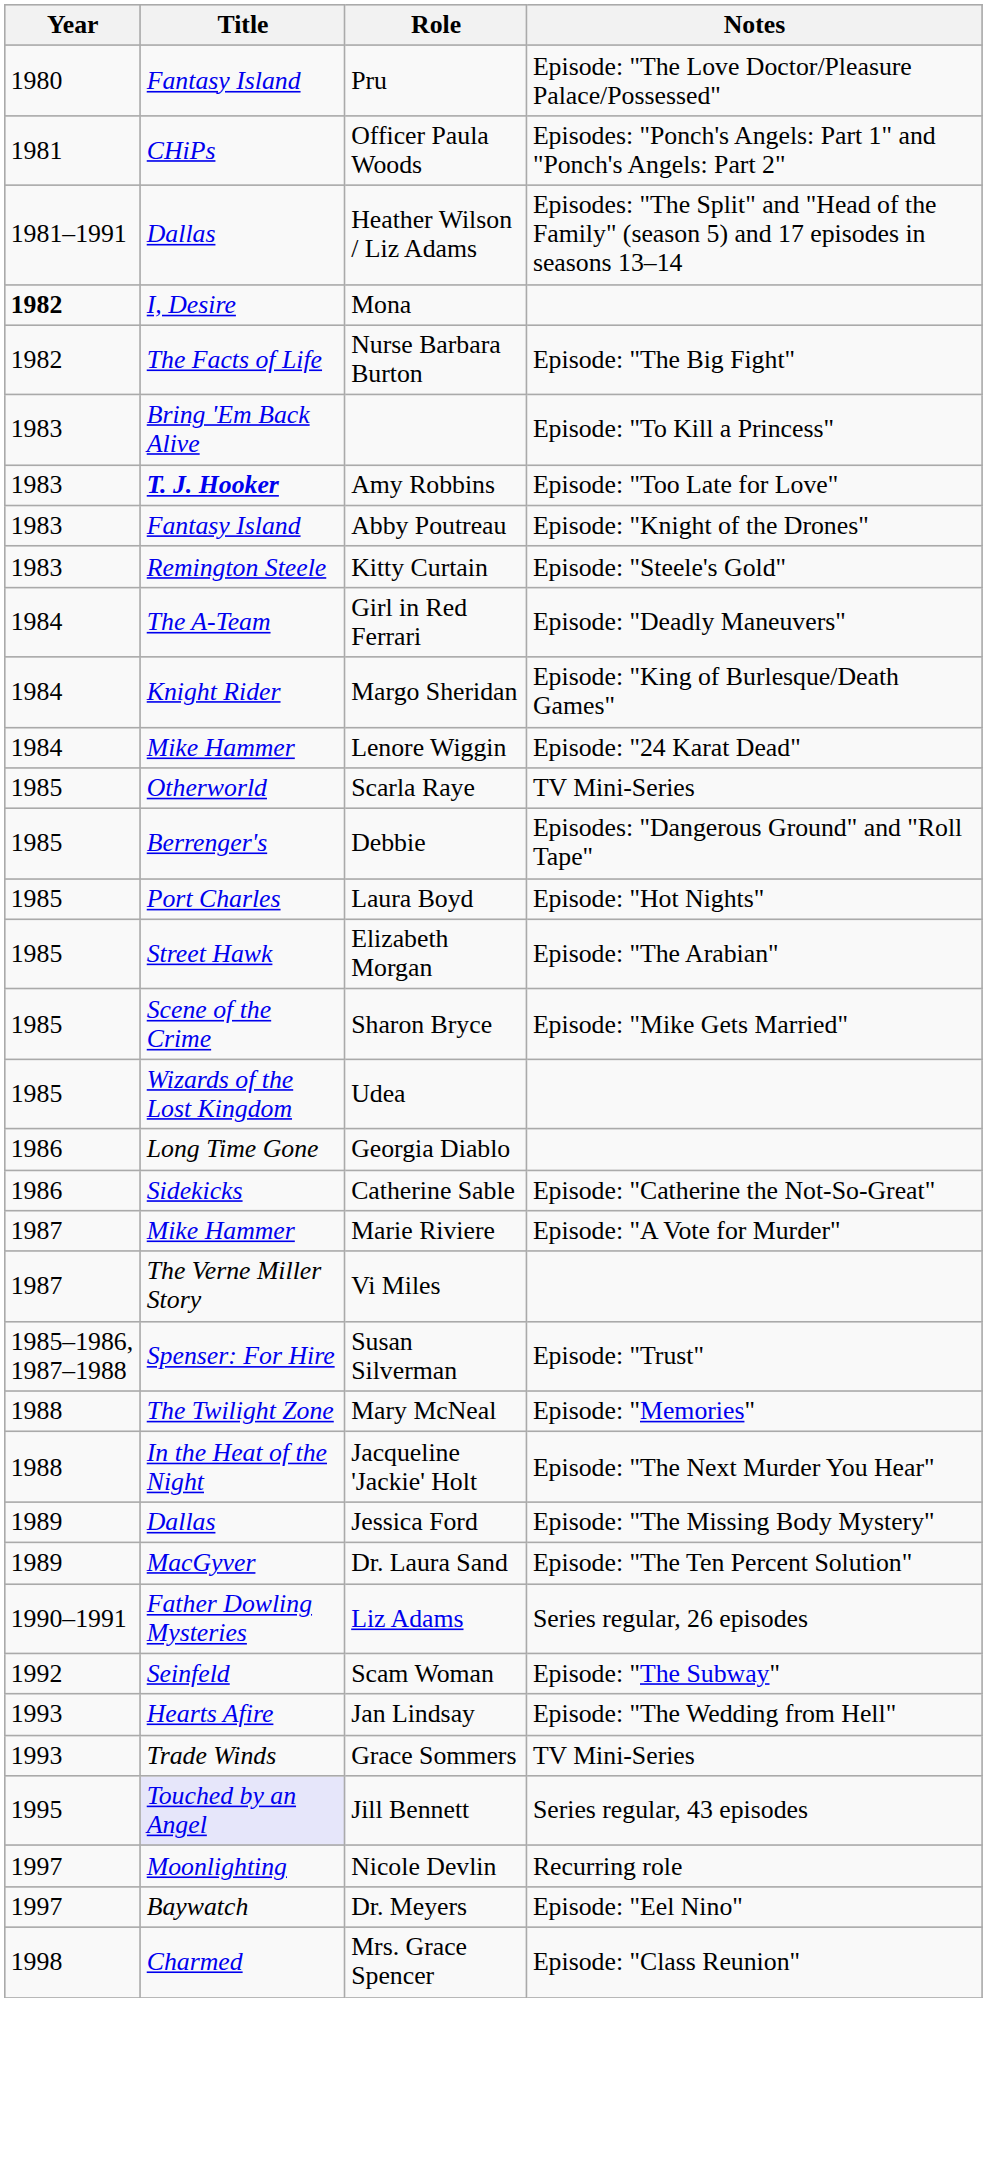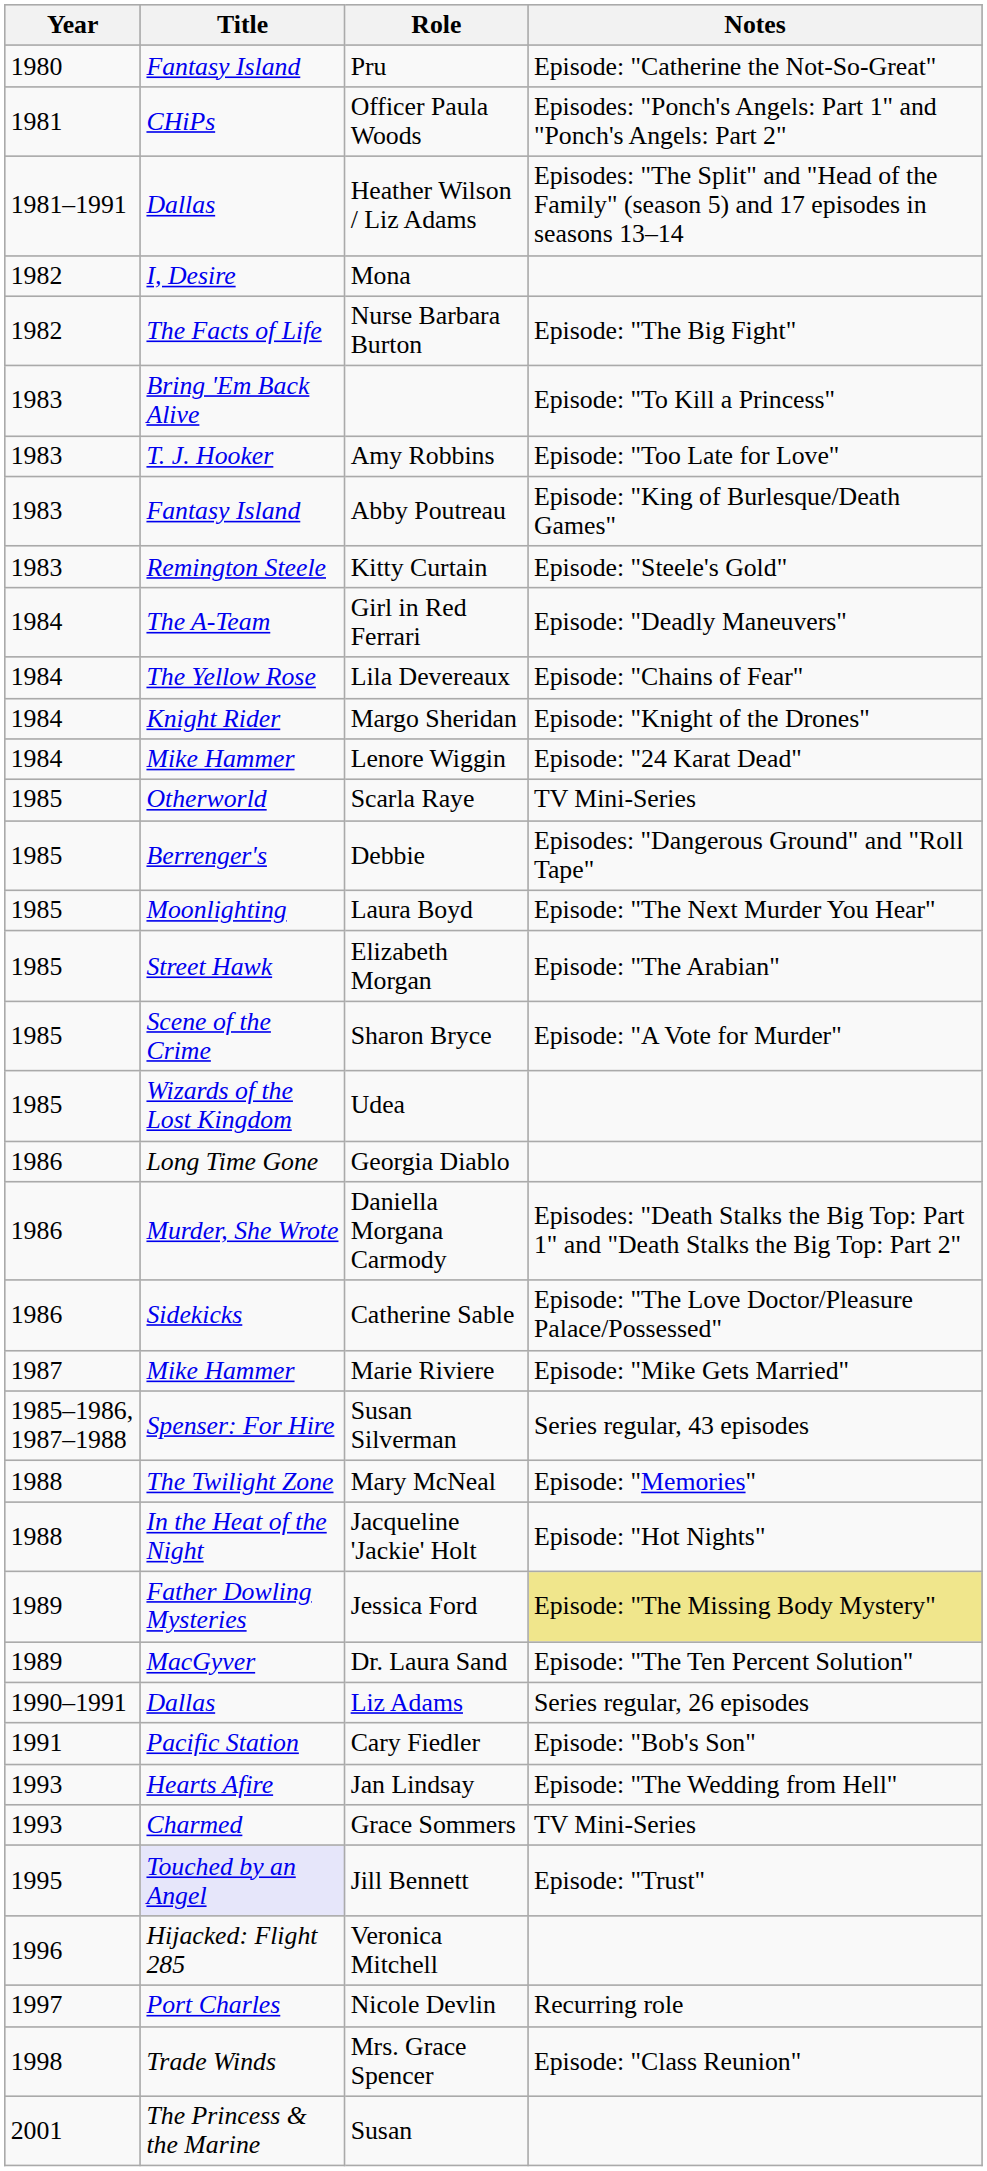(722, 80) Episode: "The Love Doctor/Pleasure Palace/Possessed" -> (735, 65) Episode: "Catherine the Not-So-Great"
(37, 304) bold -> (37, 275) normal
(213, 484) bold -> (210, 455) normal
(701, 525) Episode: "Knight of the Drones" -> (717, 511) Episode: "King of Burlesque/Death Games"
+ row: (430, 677)
(716, 691) Episode: "King of Burlesque/Death Games" -> (702, 718) Episode: "Knight of the Drones"
(214, 898) Port Charles -> (217, 910) Moonlighting
(649, 898) Episode: "Hot Nights" -> (735, 910) Episode: "The Next Murder You Hear"
(690, 1023) Episode: "Mike Gets Married" -> (688, 1035) Episode: "A Vote for Murder"
+ row: (399, 1230)
(734, 1189) Episode: "Catherine the Not-So-Great" -> (723, 1314) Episode: "The Love Doctor/Pleasure Palace/Possessed"
(687, 1230) Episode: "A Vote for Murder" -> (692, 1370) Episode: "Mike Gets Married"
- row: (396, 1285)
(618, 1355) Episode: "Trust" -> (672, 1425) Series regular, 43 episodes
(734, 1466) Episode: "The Next Murder You Hear" -> (650, 1536) Episode: "Hot Nights"
(181, 1521) Dallas -> (229, 1606) Father Dowling Mysteries
(734, 1521) no background -> (735, 1606) khaki background
(229, 1618) Father Dowling Mysteries -> (181, 1702) Dallas
+ row: (415, 1743)
- row: (423, 1673)
(212, 1755) Trade Winds -> (194, 1824) Charmed
(670, 1810) Series regular, 43 episodes -> (620, 1880) Episode: "Trust"
+ row: (396, 1950)
(217, 1865) Moonlighting -> (213, 2005) Port Charles
- row: (409, 1906)
(195, 1961) Charmed -> (211, 2060) Trade Winds
+ row: (381, 2130)
